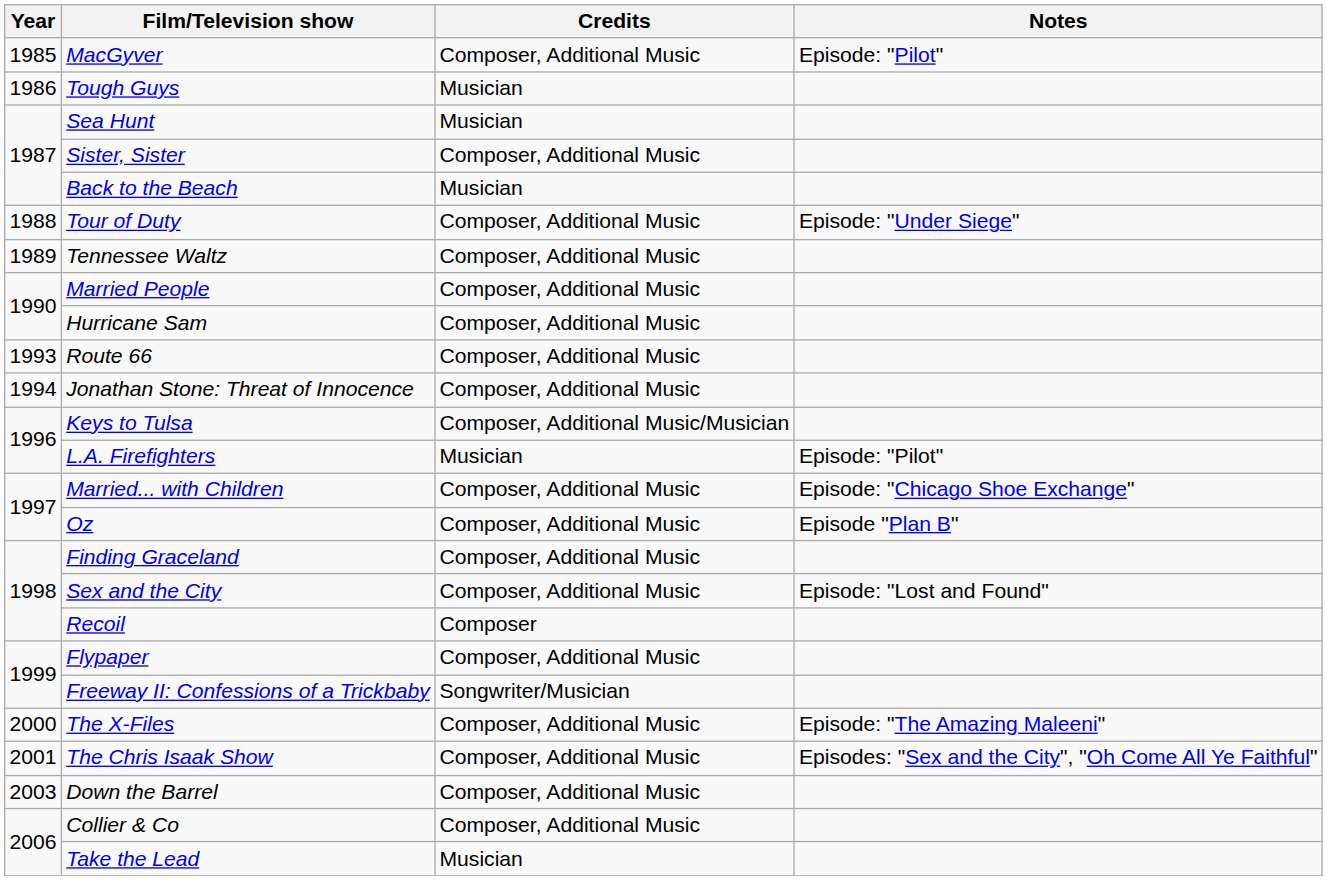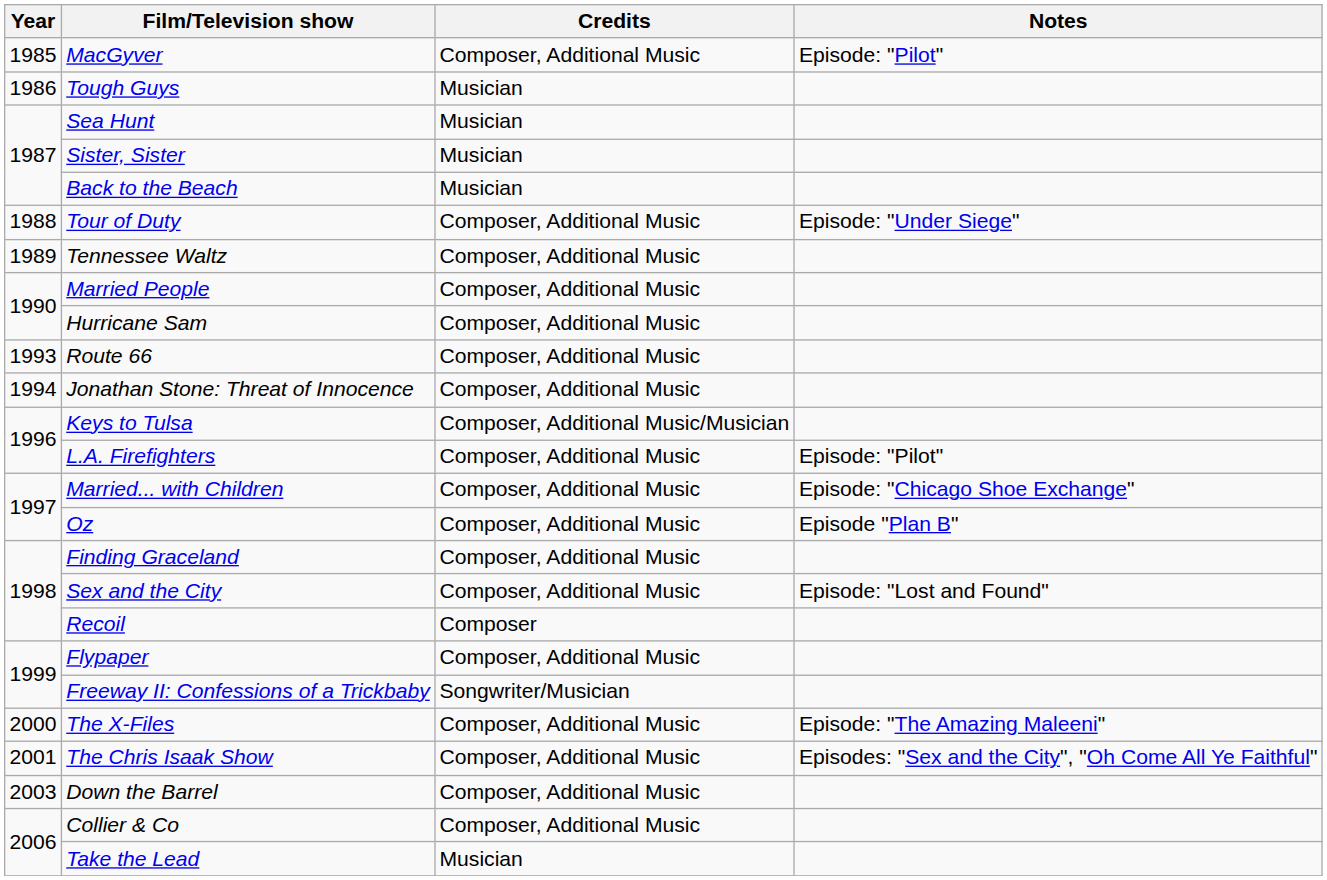(570, 155) Composer, Additional Music -> (481, 155) Musician
(481, 456) Musician -> (570, 456) Composer, Additional Music
